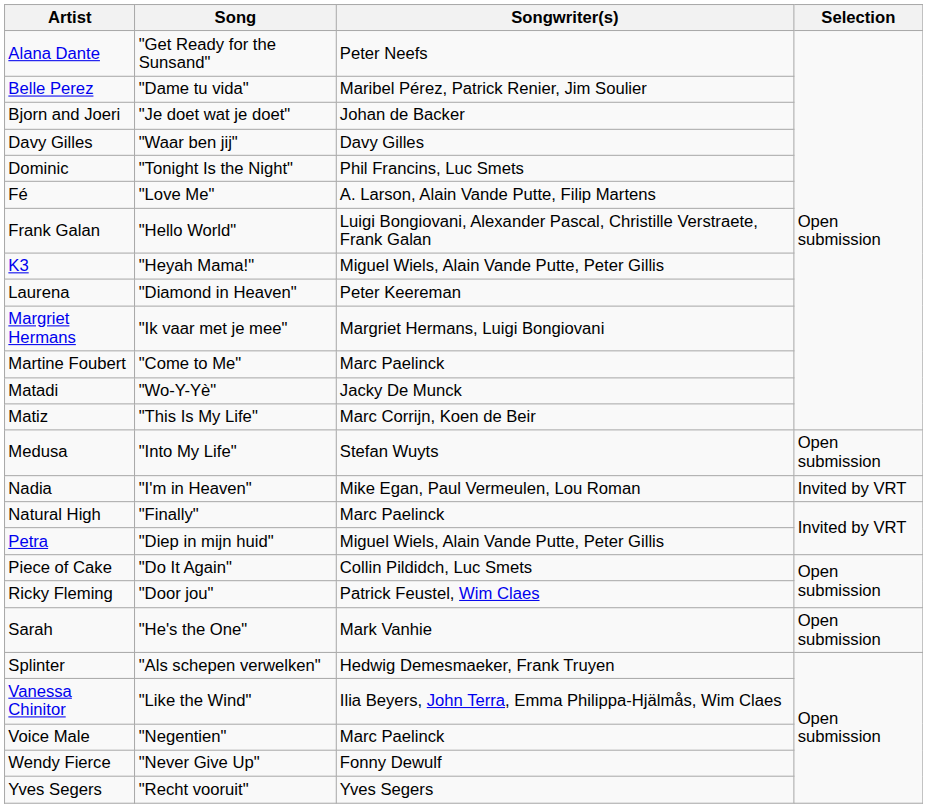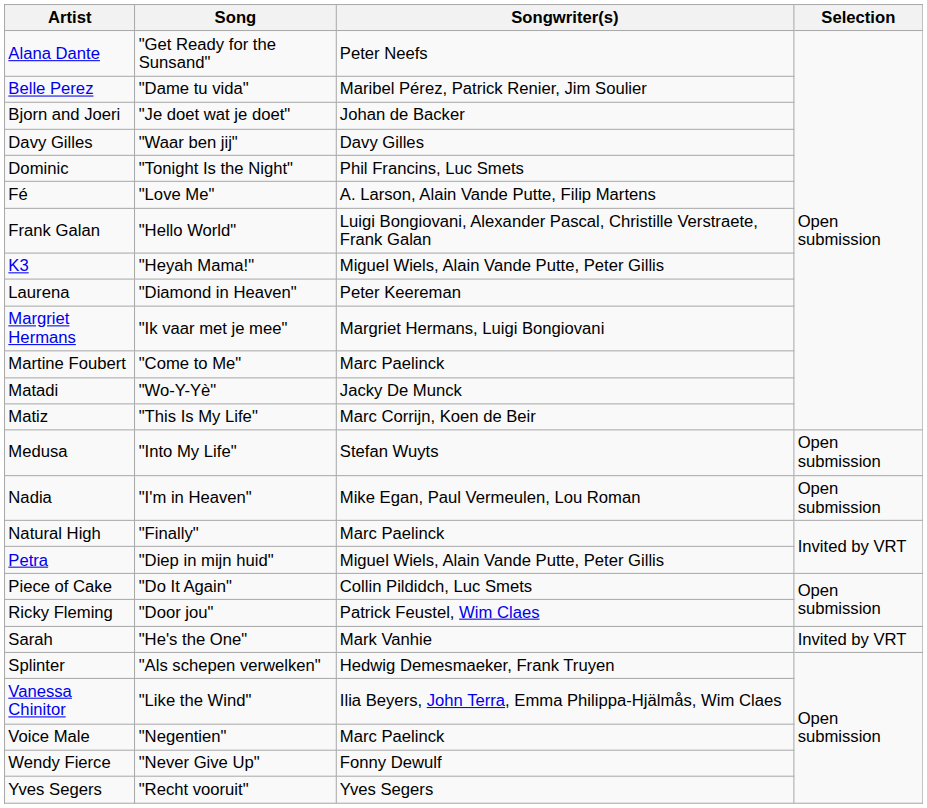(852, 488) Invited by VRT -> (839, 497) Open submission
(839, 629) Open submission -> (852, 639) Invited by VRT
